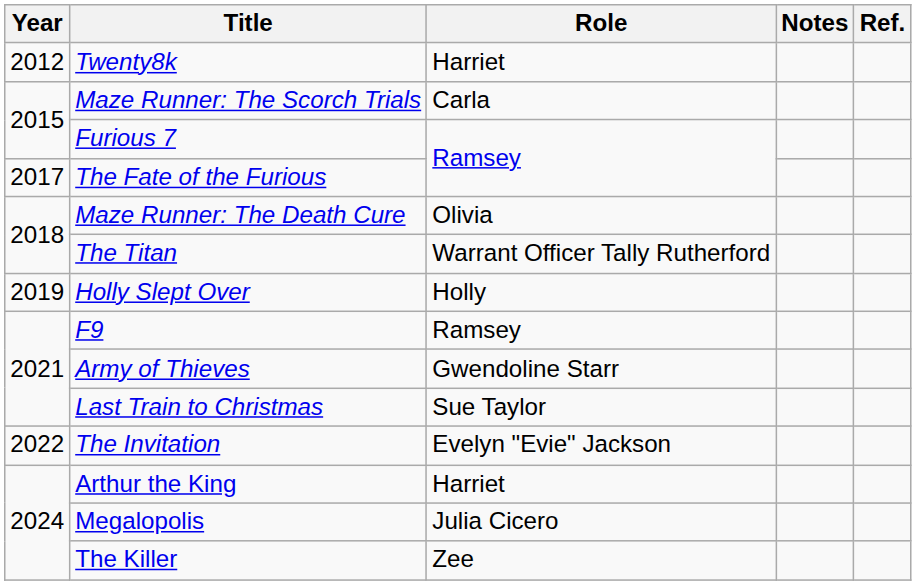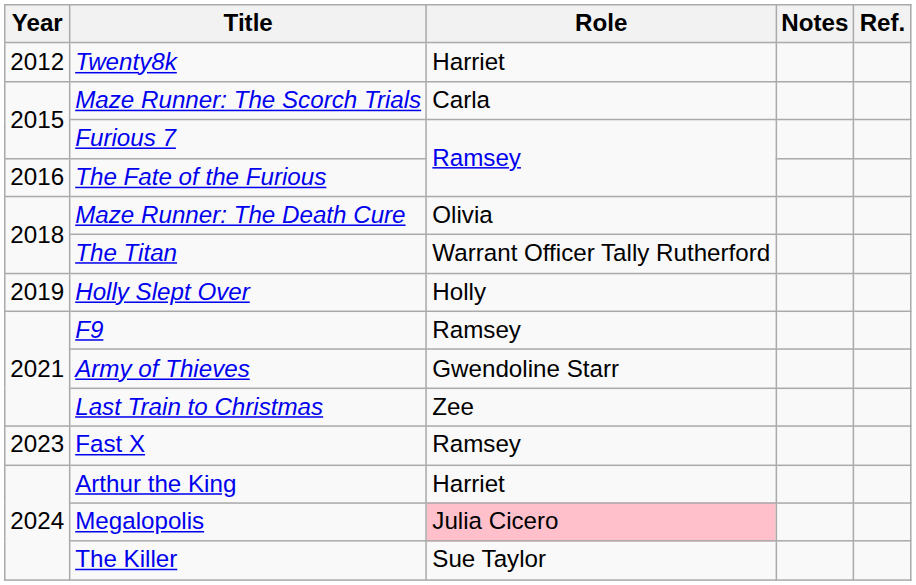(37, 176) 2017 -> (37, 176) 2016
(489, 406) Sue Taylor -> (453, 406) Zee
- row: (148, 445)
+ row: (110, 445)
(495, 521) no background -> (495, 521) pink background
(453, 560) Zee -> (489, 560) Sue Taylor
